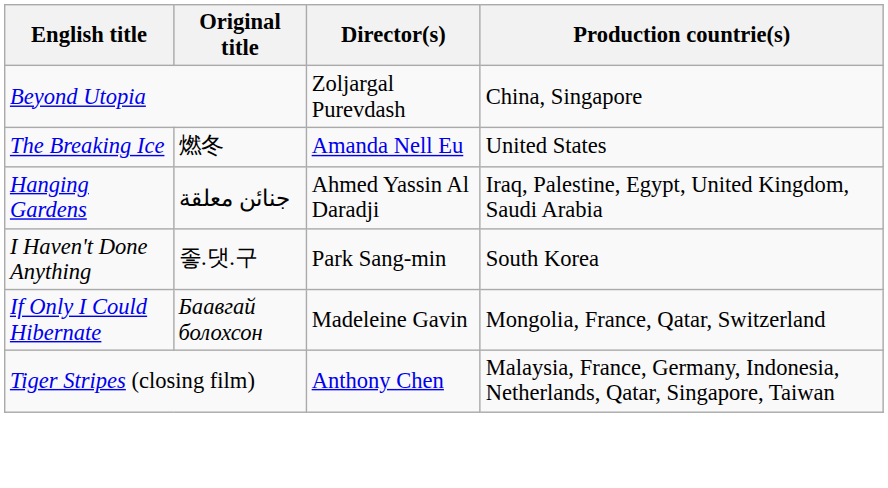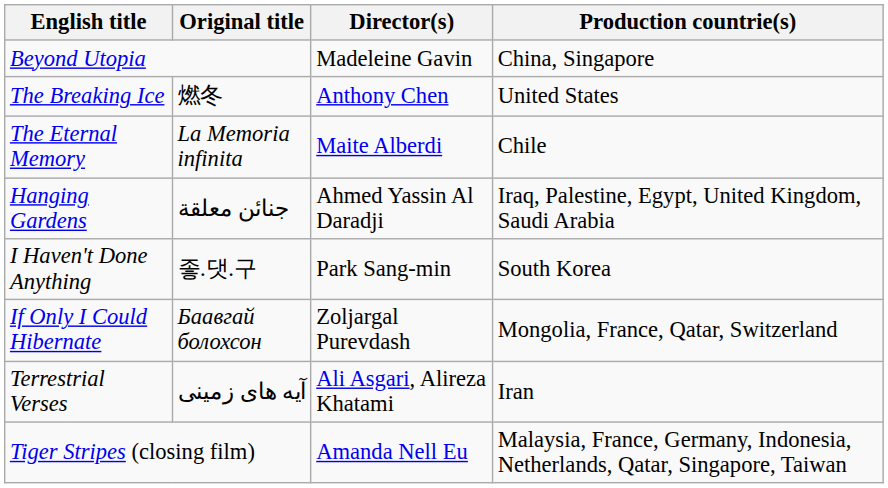(359, 96) Zoljargal Purevdash -> (394, 58) Madeleine Gavin
(387, 146) Amanda Nell Eu -> (382, 96) Anthony Chen
+ row: (63, 146)
(390, 319) Madeleine Gavin -> (363, 330) Zoljargal Purevdash
+ row: (57, 391)
(378, 380) Anthony Chen -> (392, 452) Amanda Nell Eu
